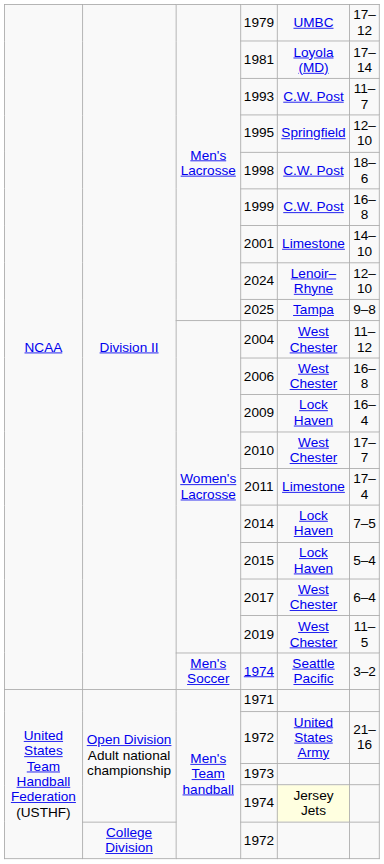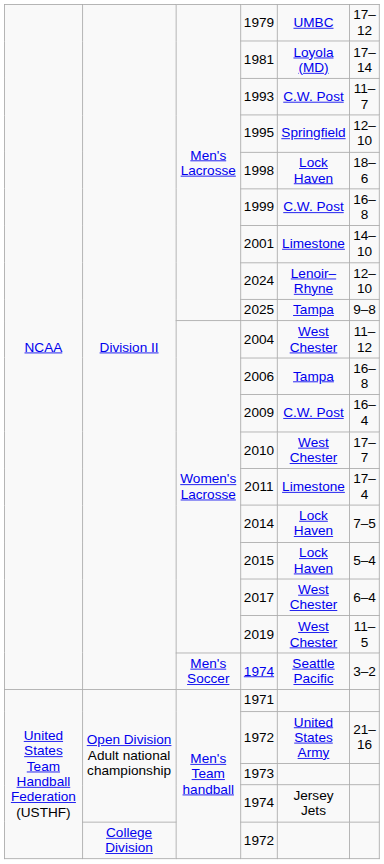(313, 170) C.W. Post -> (313, 170) Lock Haven
(313, 376) West Chester -> (313, 376) Tampa
(313, 413) Lock Haven -> (313, 413) C.W. Post
(313, 803) lightyellow background -> (313, 803) no background
